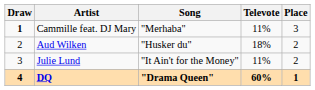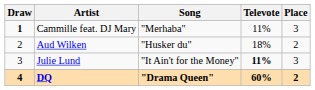(261, 61) normal -> (261, 61) bold
(296, 61) 2 -> (296, 61) 3
(296, 77) 1 -> (296, 77) 2
